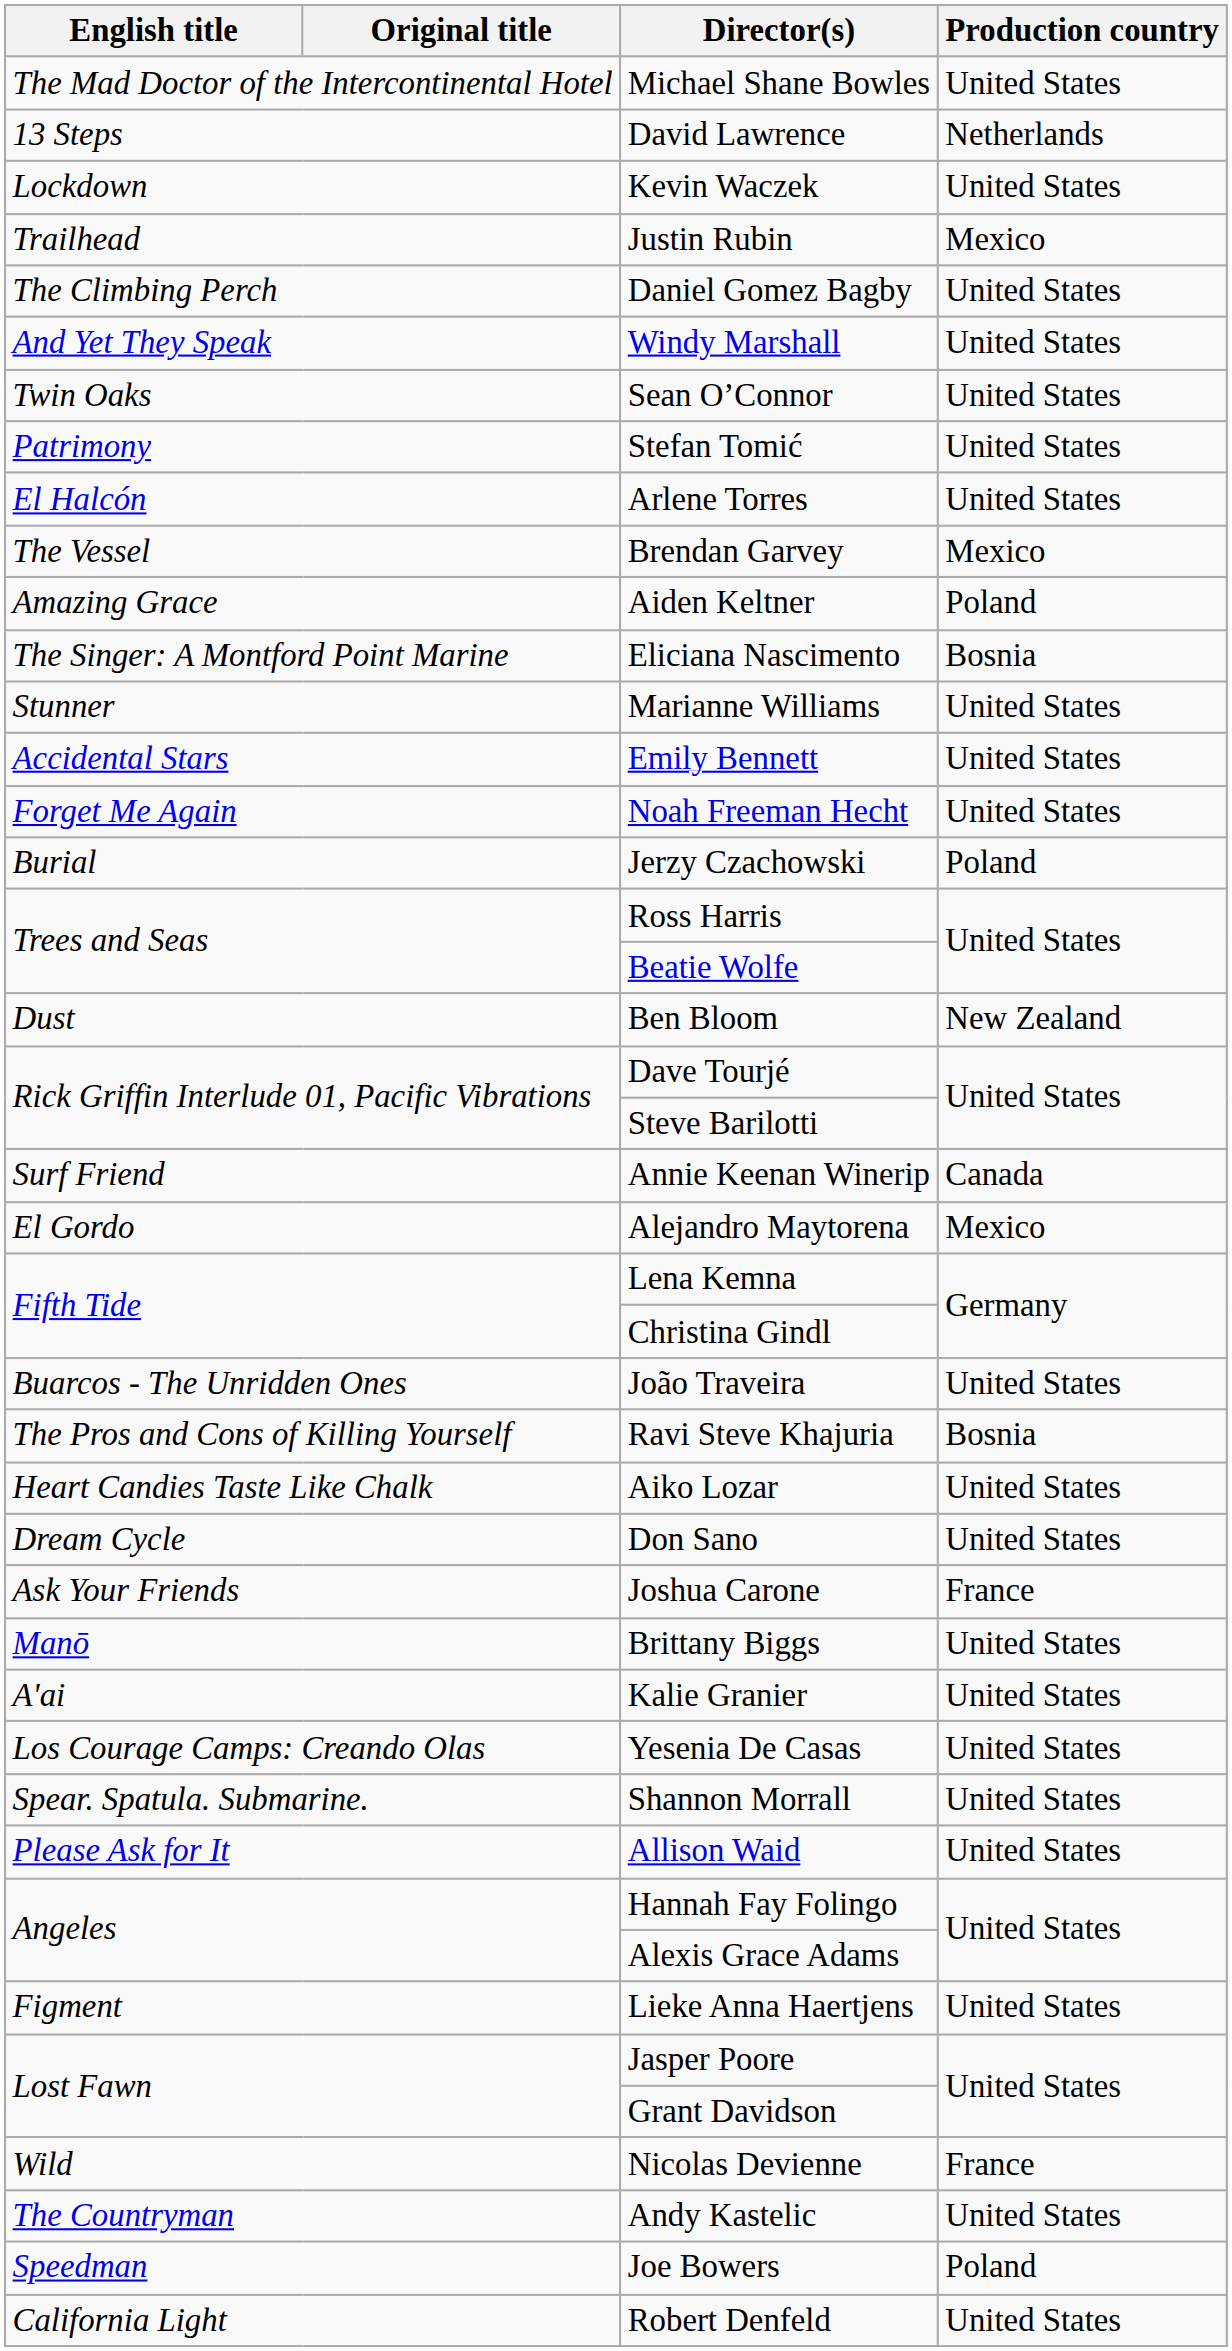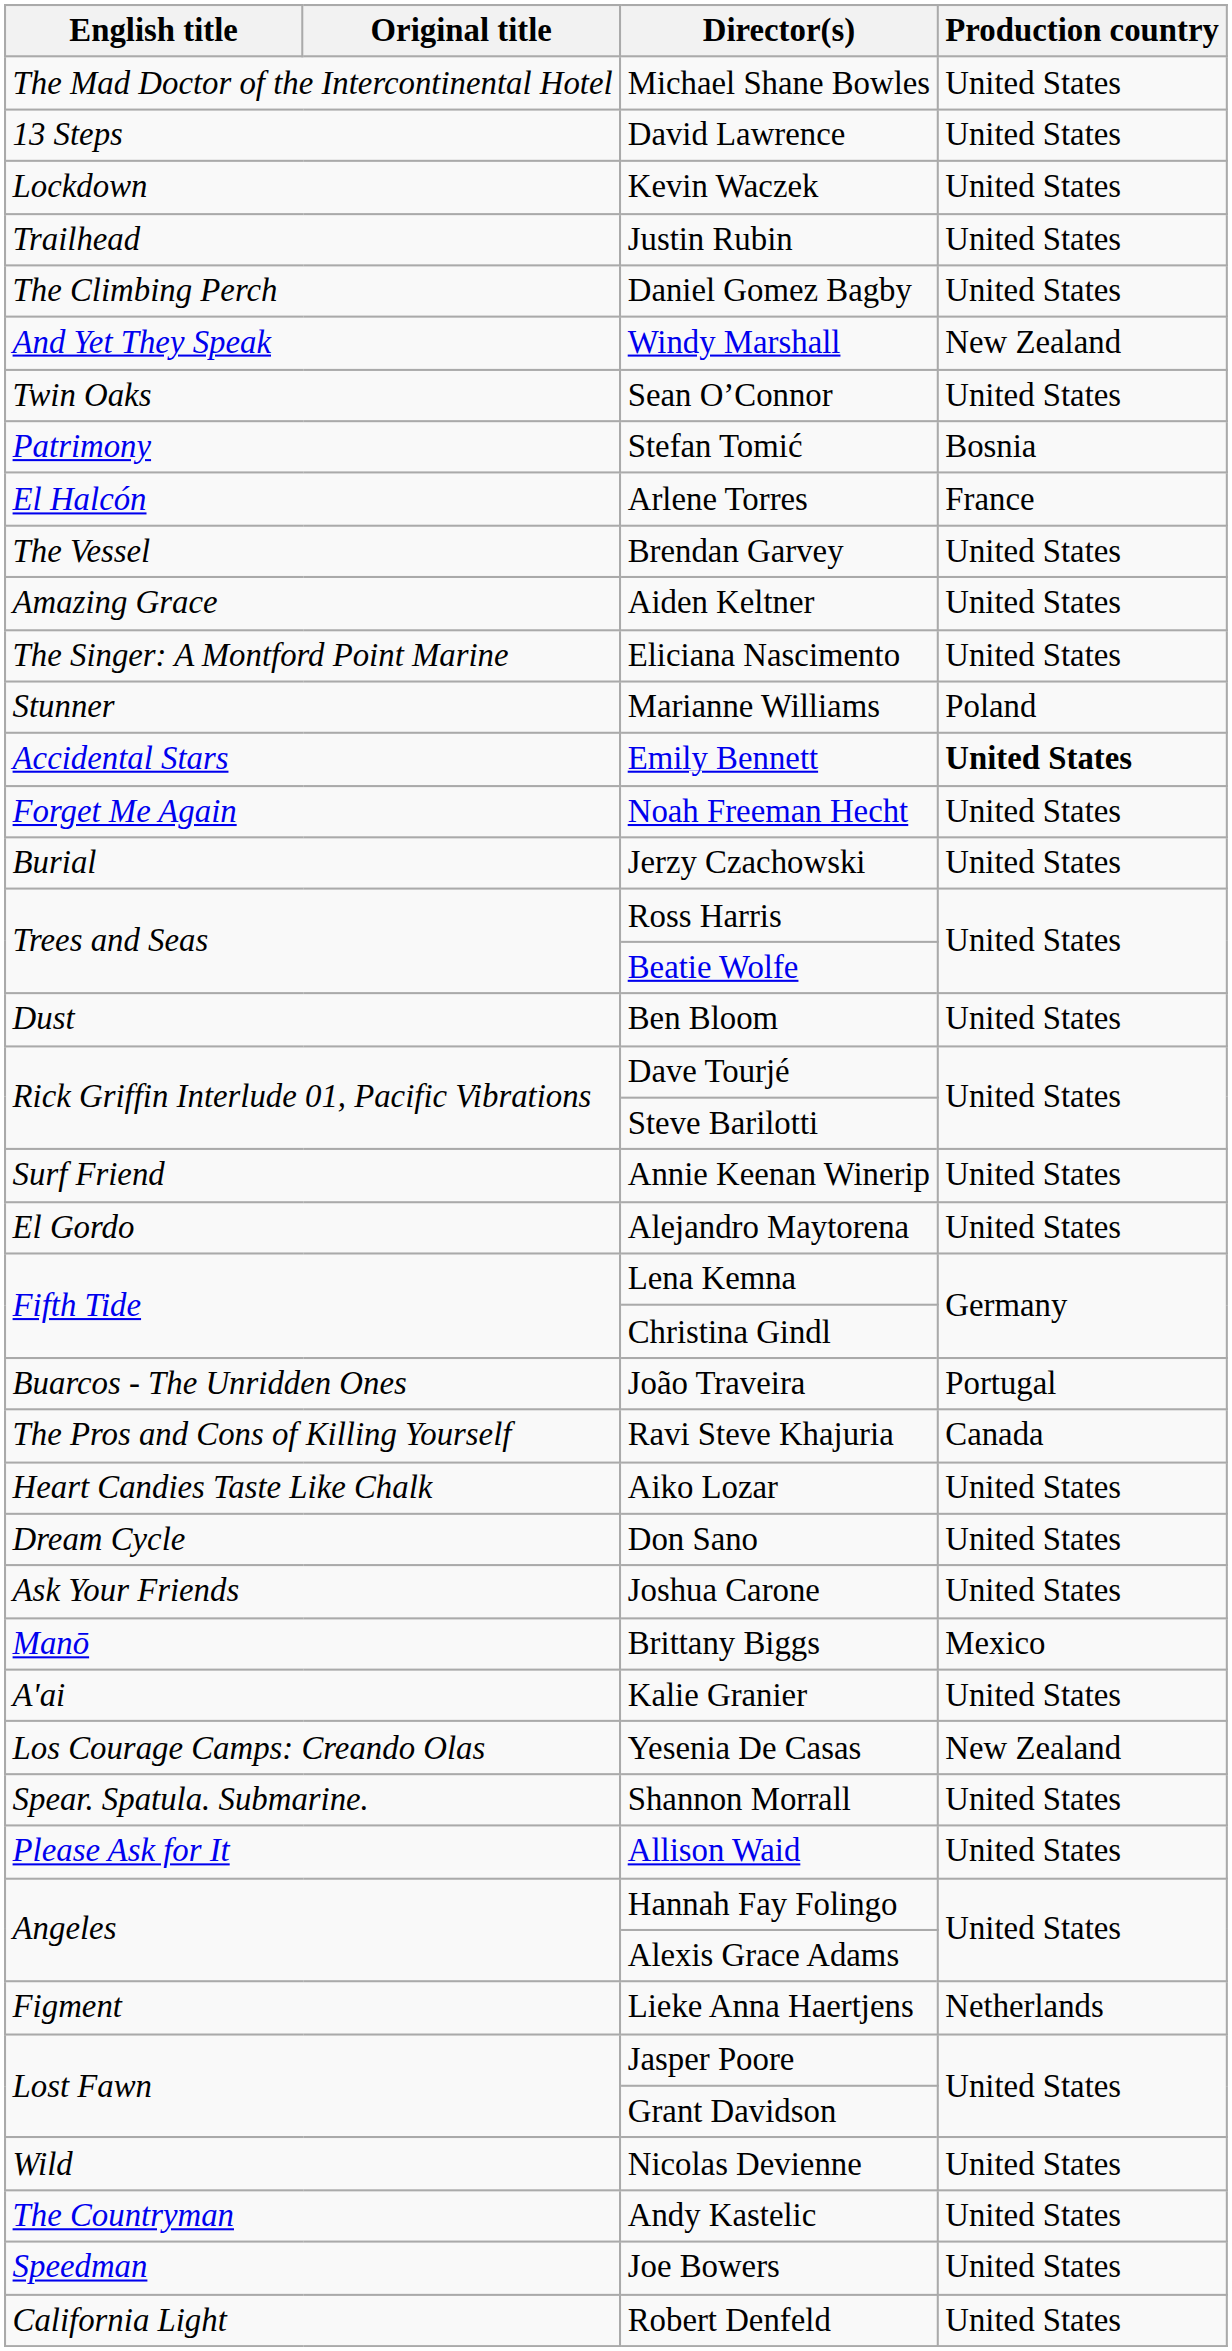(1025, 134) Netherlands -> (1033, 134) United States
(995, 238) Mexico -> (1033, 238) United States
(1033, 342) United States -> (1033, 342) New Zealand
(1033, 446) United States -> (991, 446) Bosnia
(1033, 498) United States -> (990, 498) France
(995, 550) Mexico -> (1033, 550) United States
(991, 602) Poland -> (1033, 602) United States
(991, 654) Bosnia -> (1033, 654) United States
(1033, 706) United States -> (991, 706) Poland
(1033, 758) normal -> (1039, 758) bold
(991, 862) Poland -> (1033, 862) United States
(1033, 1018) New Zealand -> (1033, 1018) United States
(994, 1174) Canada -> (1033, 1174) United States
(995, 1226) Mexico -> (1033, 1226) United States
(1033, 1382) United States -> (1001, 1382) Portugal
(991, 1435) Bosnia -> (994, 1435) Canada
(990, 1591) France -> (1033, 1591) United States
(1033, 1643) United States -> (995, 1643) Mexico
(1033, 1747) United States -> (1033, 1747) New Zealand
(1033, 2007) United States -> (1025, 2007) Netherlands
(990, 2163) France -> (1033, 2163) United States
(991, 2267) Poland -> (1033, 2267) United States
